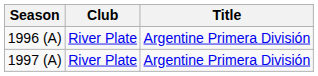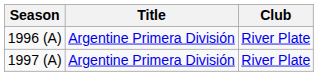columns swapped: (103, 15) <-> (227, 15)
